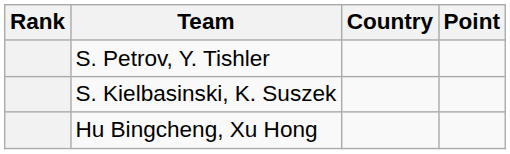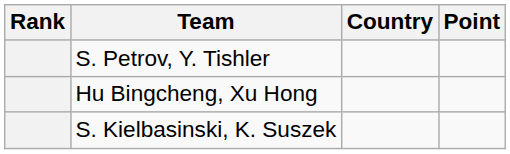rows swapped: (196, 129) <-> (206, 93)
